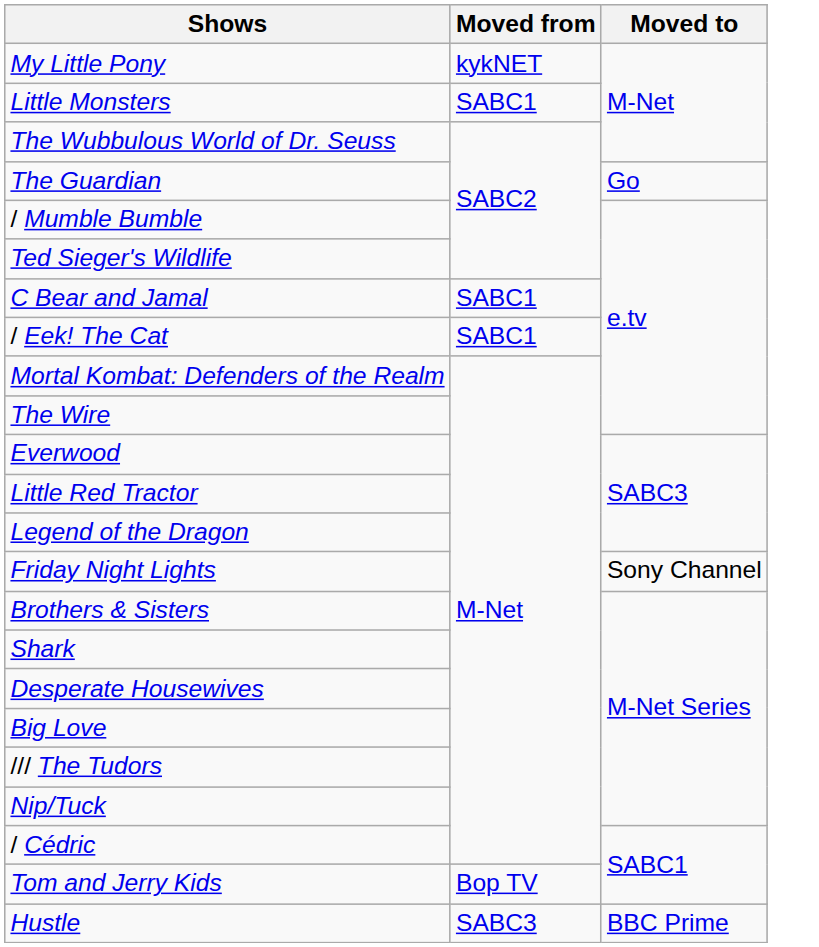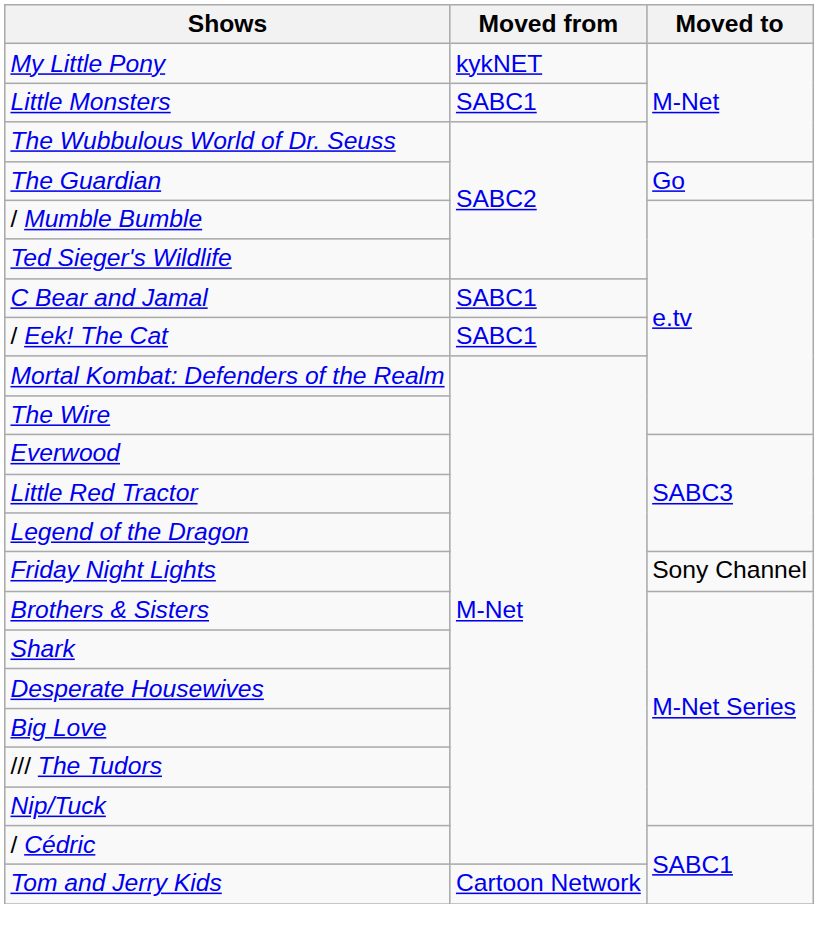(497, 883) Bop TV -> (548, 883) Cartoon Network
- row: (45, 922)
